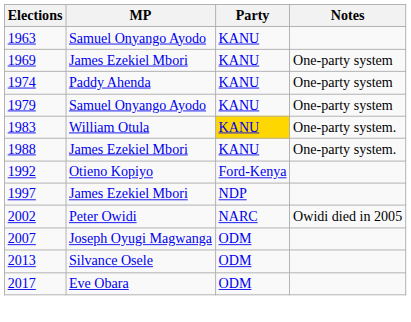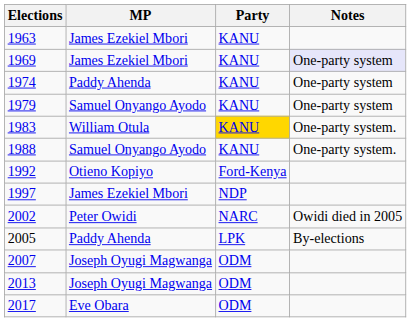(138, 37) Samuel Onyango Ayodo -> (128, 37) James Ezekiel Mbori
(343, 60) no background -> (343, 60) lavender background
(128, 149) James Ezekiel Mbori -> (138, 149) Samuel Onyango Ayodo
+ row: (22, 238)
(111, 261) Silvance Osele -> (140, 283) Joseph Oyugi Magwanga
